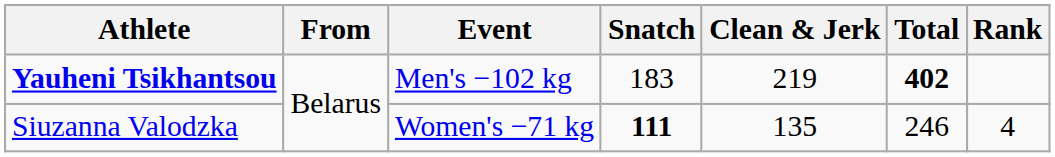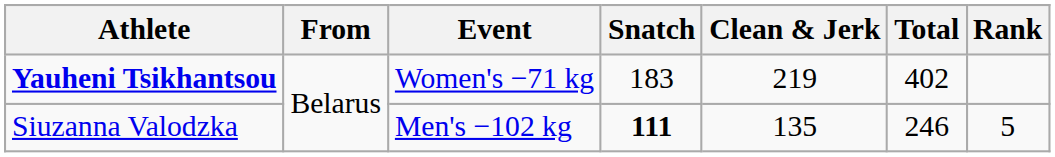(483, 78) Men's −102 kg -> (494, 78) Women's −71 kg
(927, 78) bold -> (927, 78) normal
(494, 127) Women's −71 kg -> (483, 127) Men's −102 kg
(1008, 127) 4 -> (1008, 127) 5
